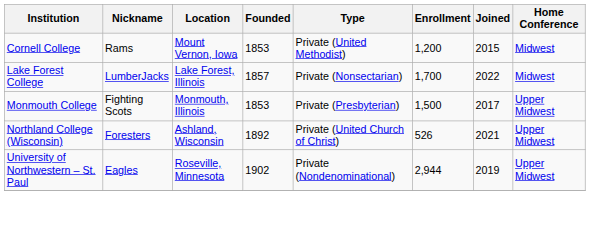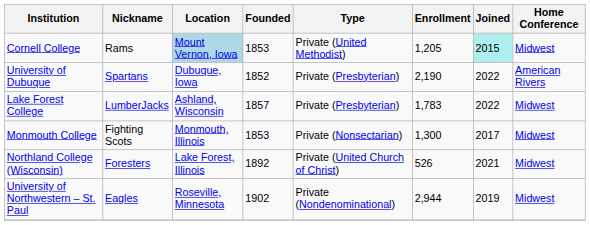(206, 48) no background -> (206, 48) lightblue background
(428, 48) 1,200 -> (428, 48) 1,205
(488, 48) no background -> (488, 48) paleturquoise background
+ row: (36, 77)
(205, 77) Lake Forest, Illinois -> (199, 106) Ashland, Wisconsin
(349, 77) Private (Nonsectarian) -> (347, 106) Private (Presbyterian)
(428, 77) 1,700 -> (428, 106) 1,783
(347, 106) Private (Presbyterian) -> (349, 135) Private (Nonsectarian)
(428, 106) 1,500 -> (428, 135) 1,300
(535, 106) Upper Midwest -> (535, 135) Midwest
(199, 135) Ashland, Wisconsin -> (205, 164) Lake Forest, Illinois
(535, 135) Upper Midwest -> (535, 164) Midwest
(535, 170) Upper Midwest -> (535, 199) Midwest
